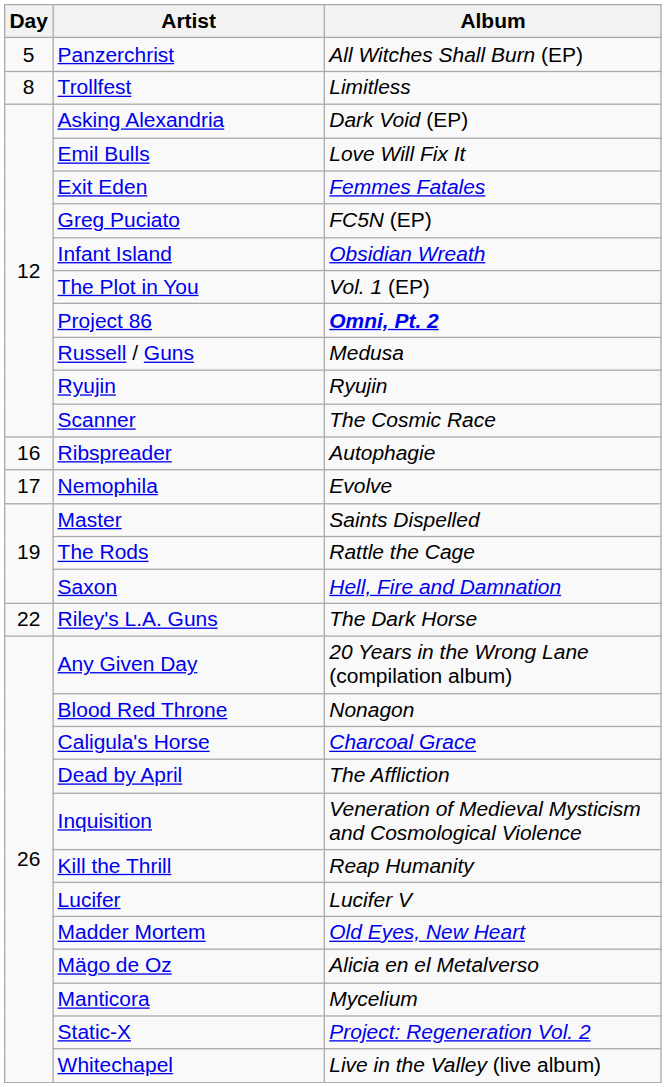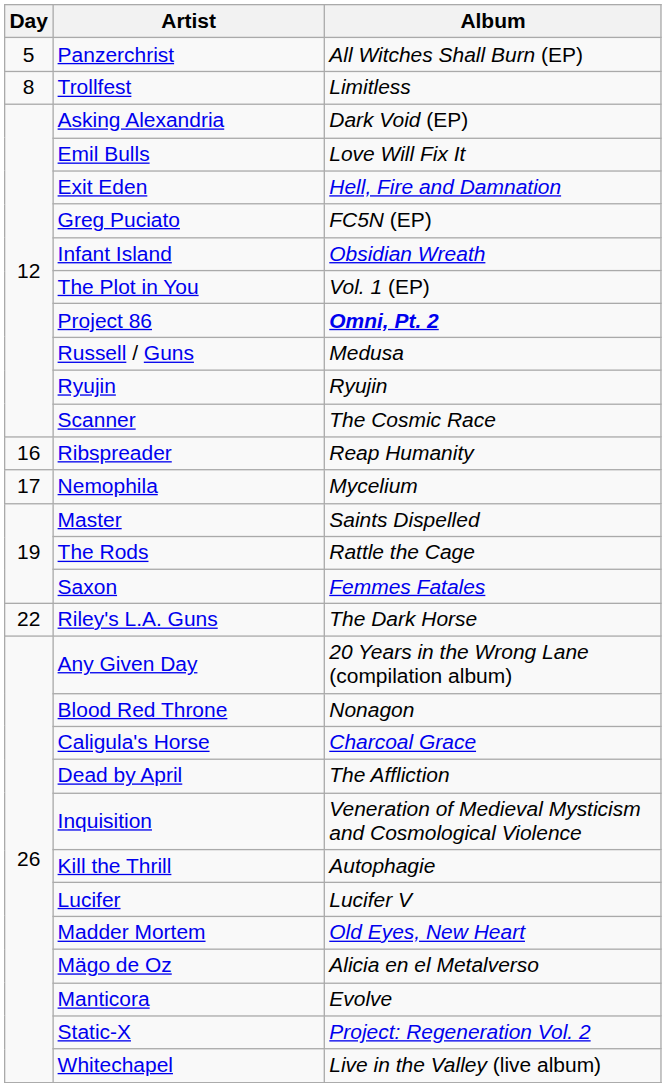(407, 187) Femmes Fatales -> (445, 187) Hell, Fire and Damnation
(382, 453) Autophagie -> (402, 453) Reap Humanity
(361, 486) Evolve -> (374, 486) Mycelium
(445, 586) Hell, Fire and Damnation -> (407, 586) Femmes Fatales
(402, 866) Reap Humanity -> (382, 866) Autophagie
(374, 999) Mycelium -> (361, 999) Evolve
